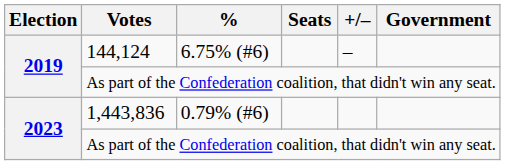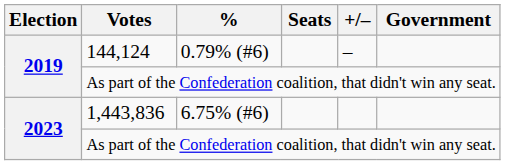(225, 50) 6.75% (#6) -> (225, 50) 0.79% (#6)
(225, 112) 0.79% (#6) -> (225, 112) 6.75% (#6)
